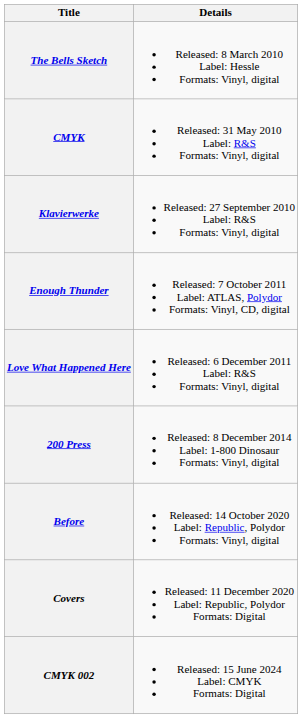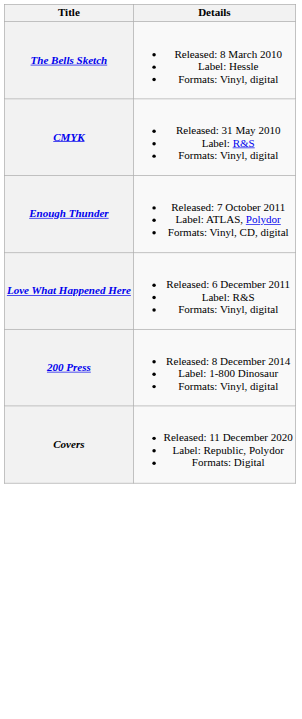- row: (69, 214)
- row: (69, 521)
- row: (69, 675)
